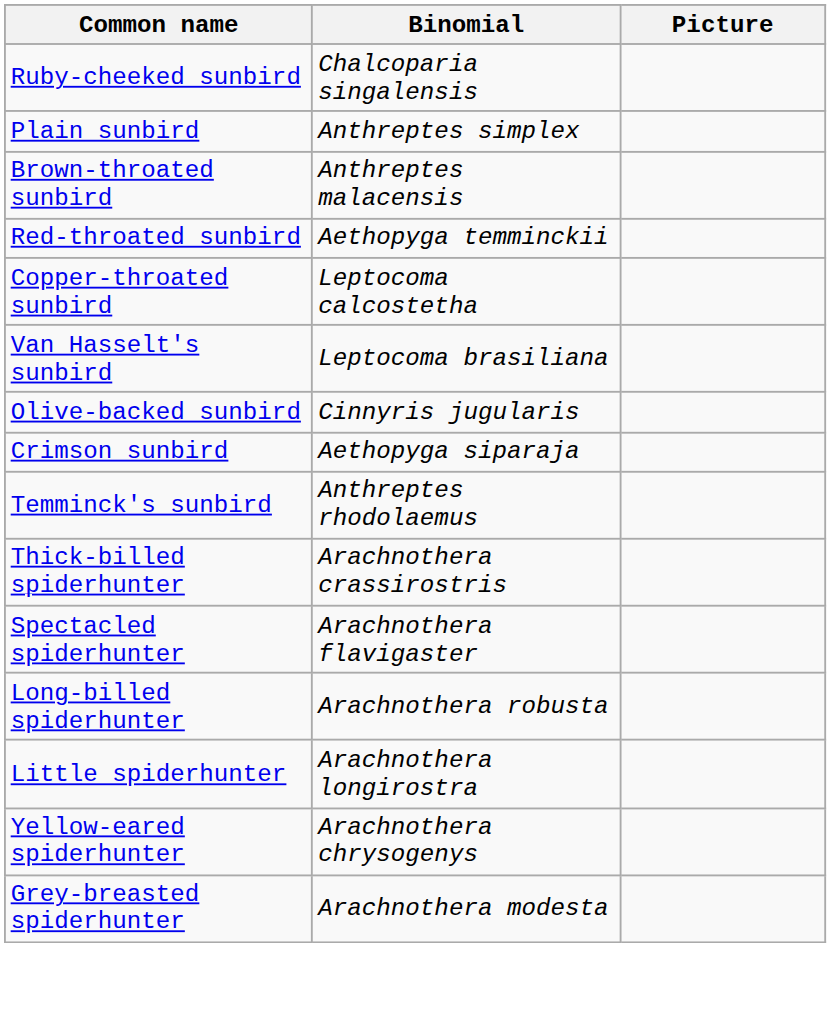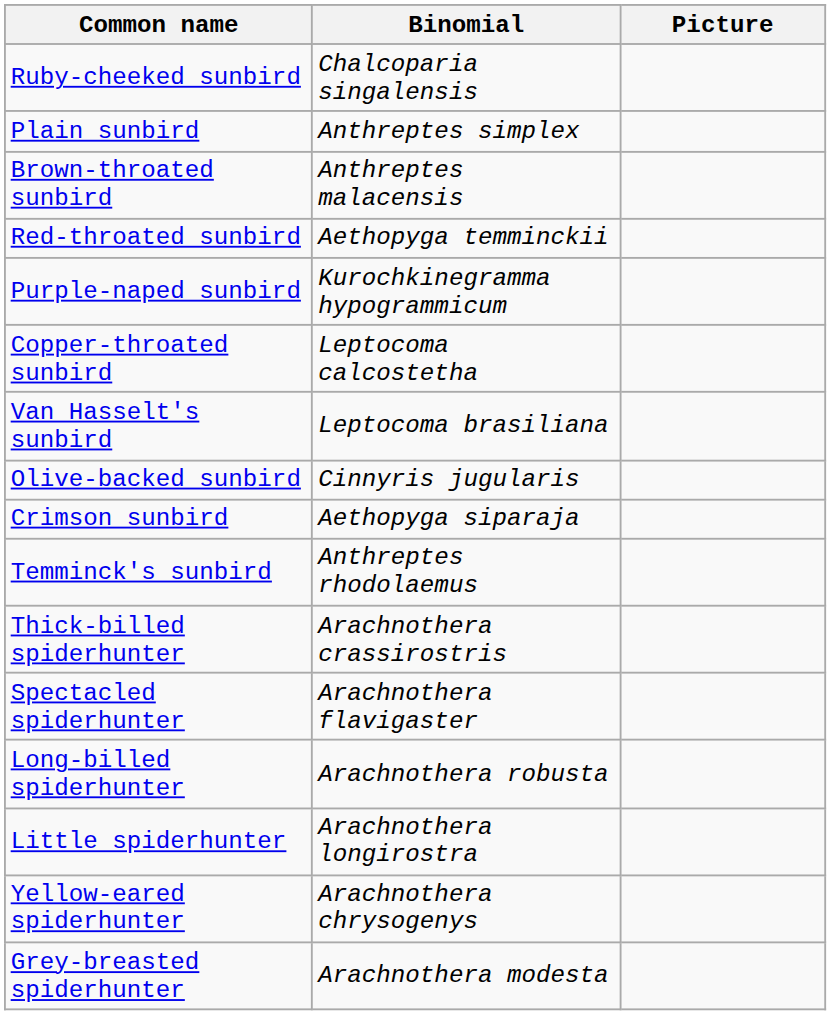+ row: (156, 291)
